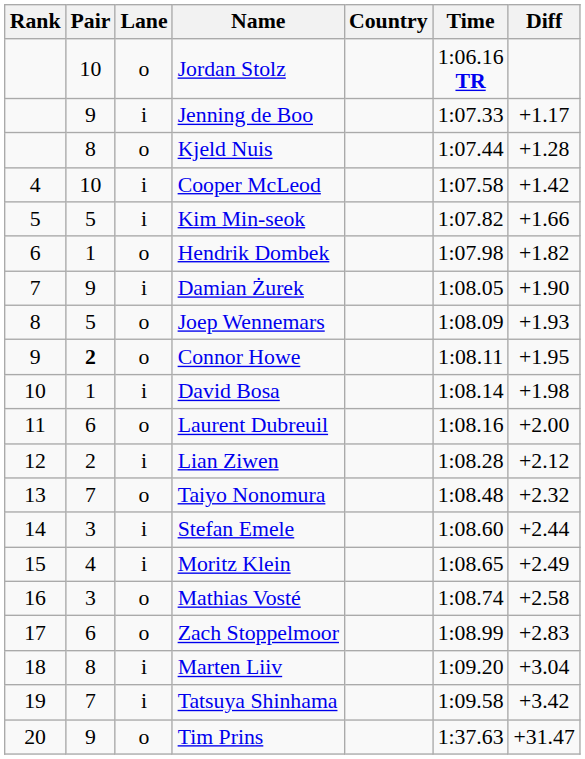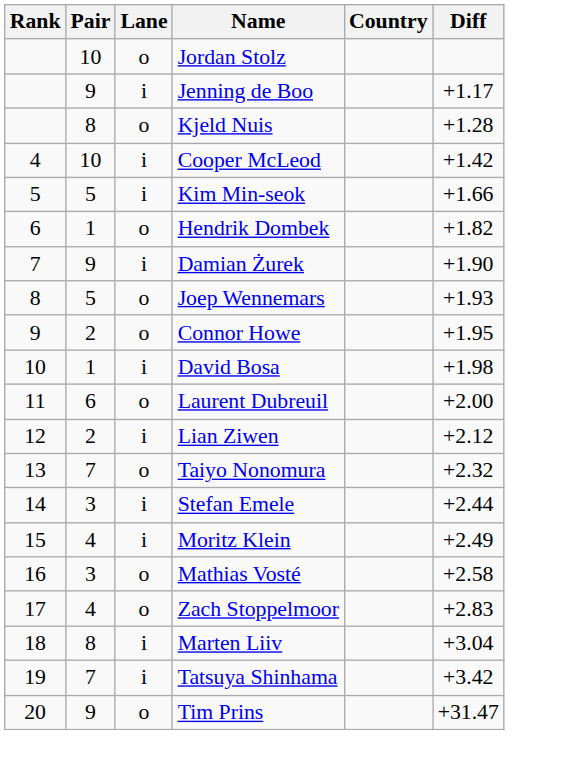- column: (471, 21)
(90, 356) bold -> (90, 332) normal
(90, 632) 6 -> (90, 608) 4
